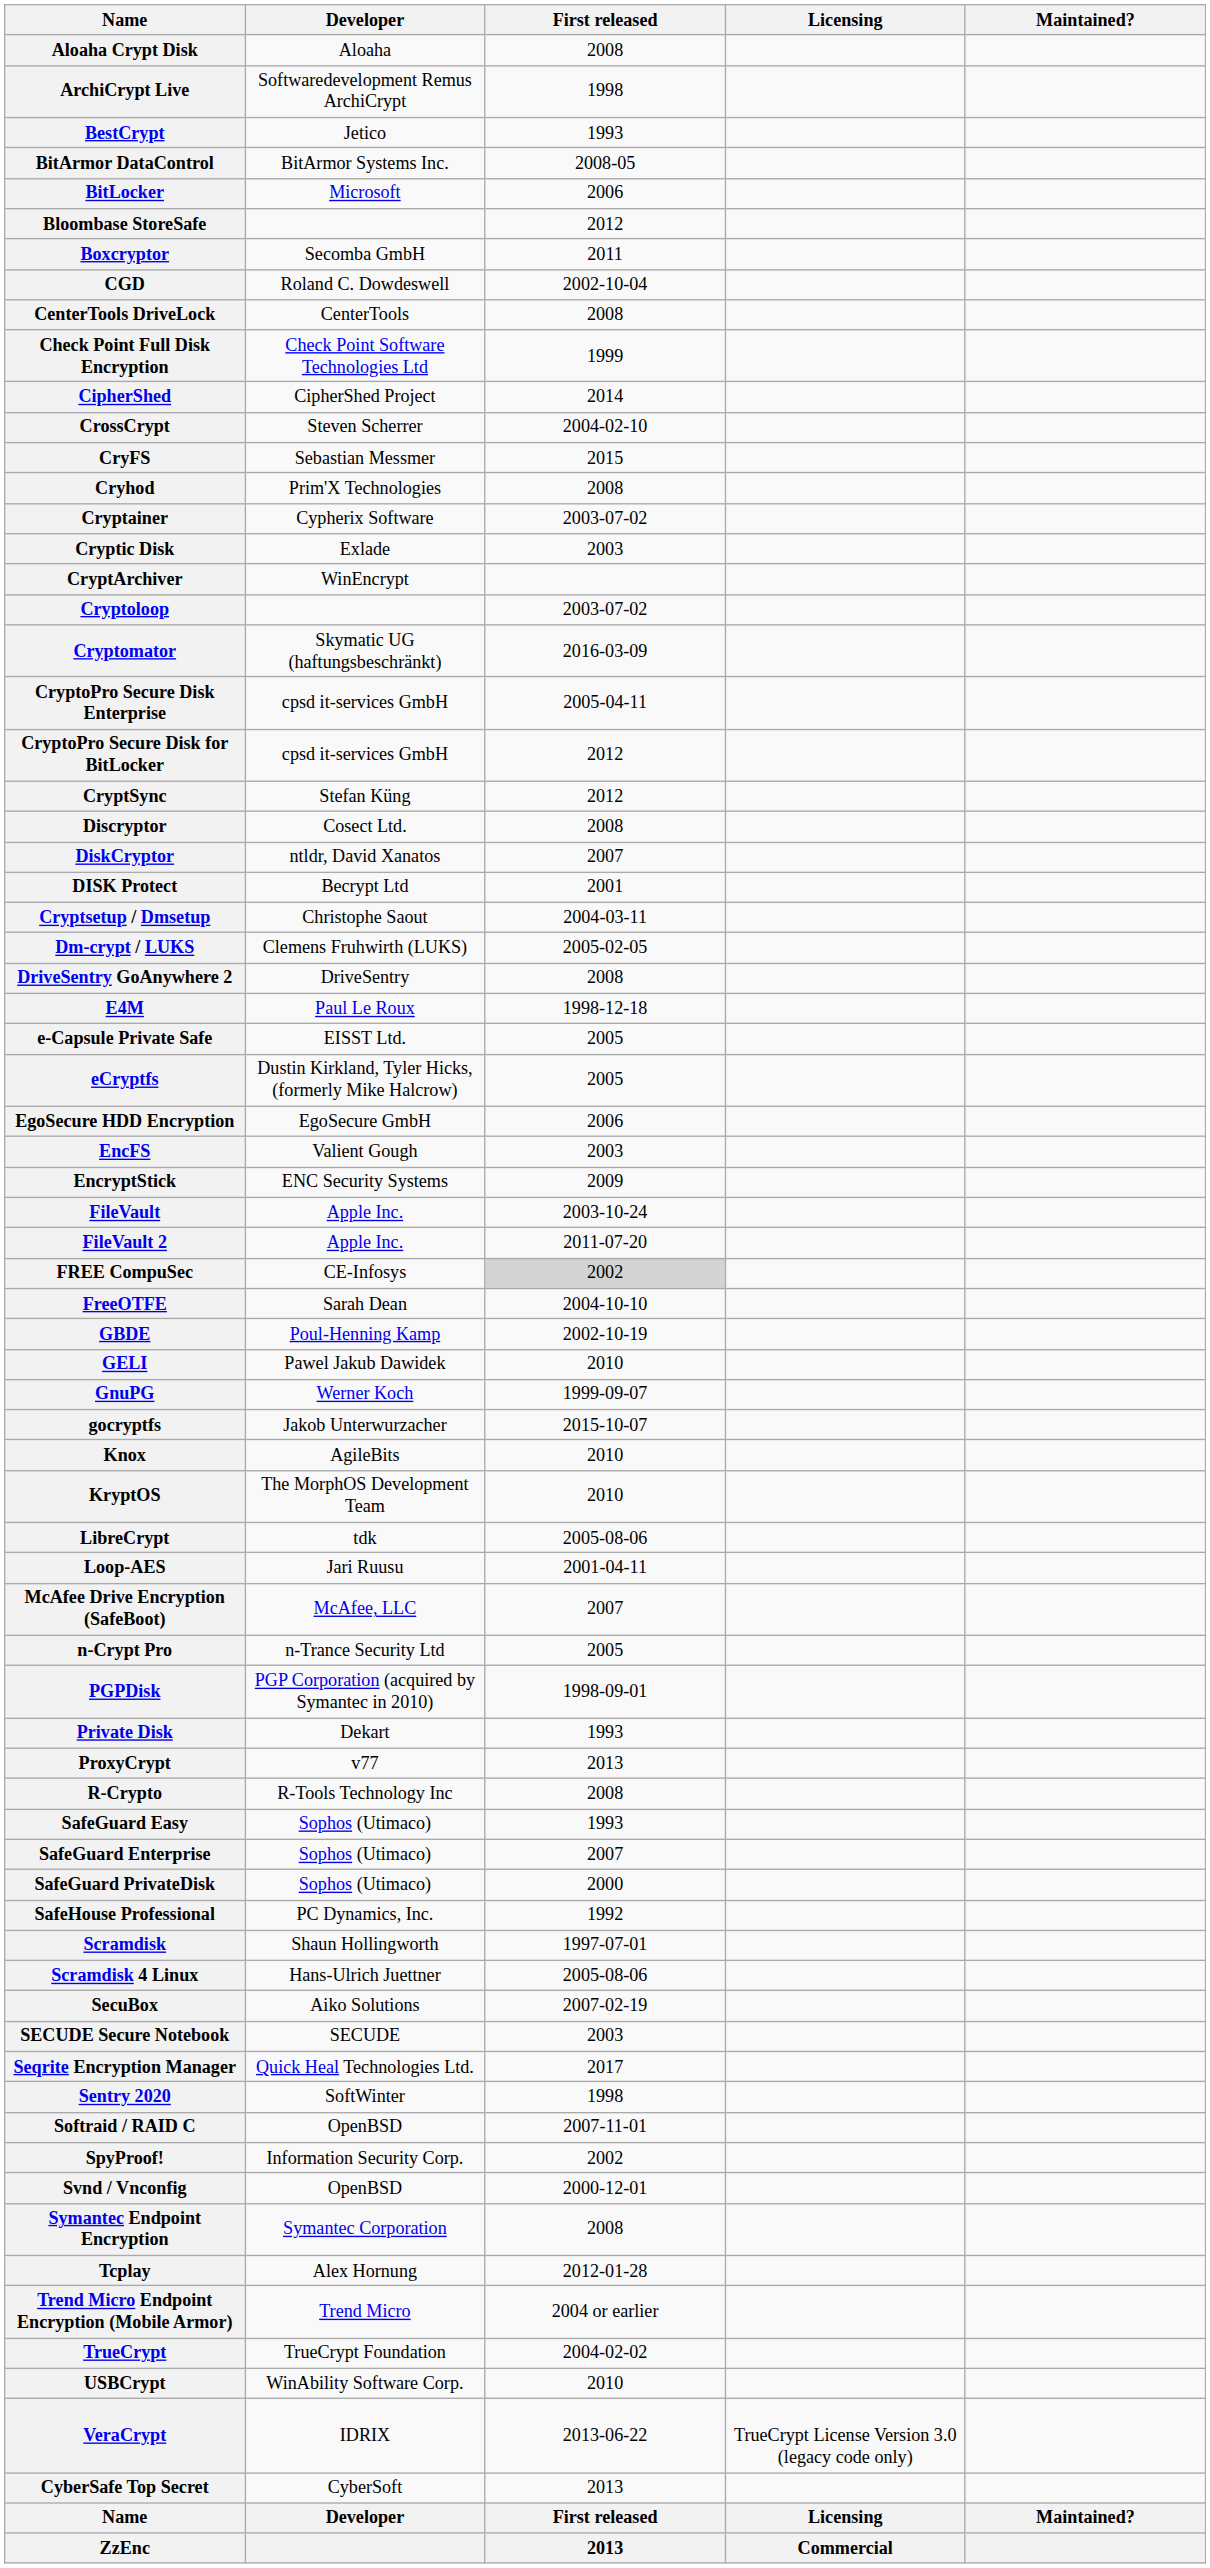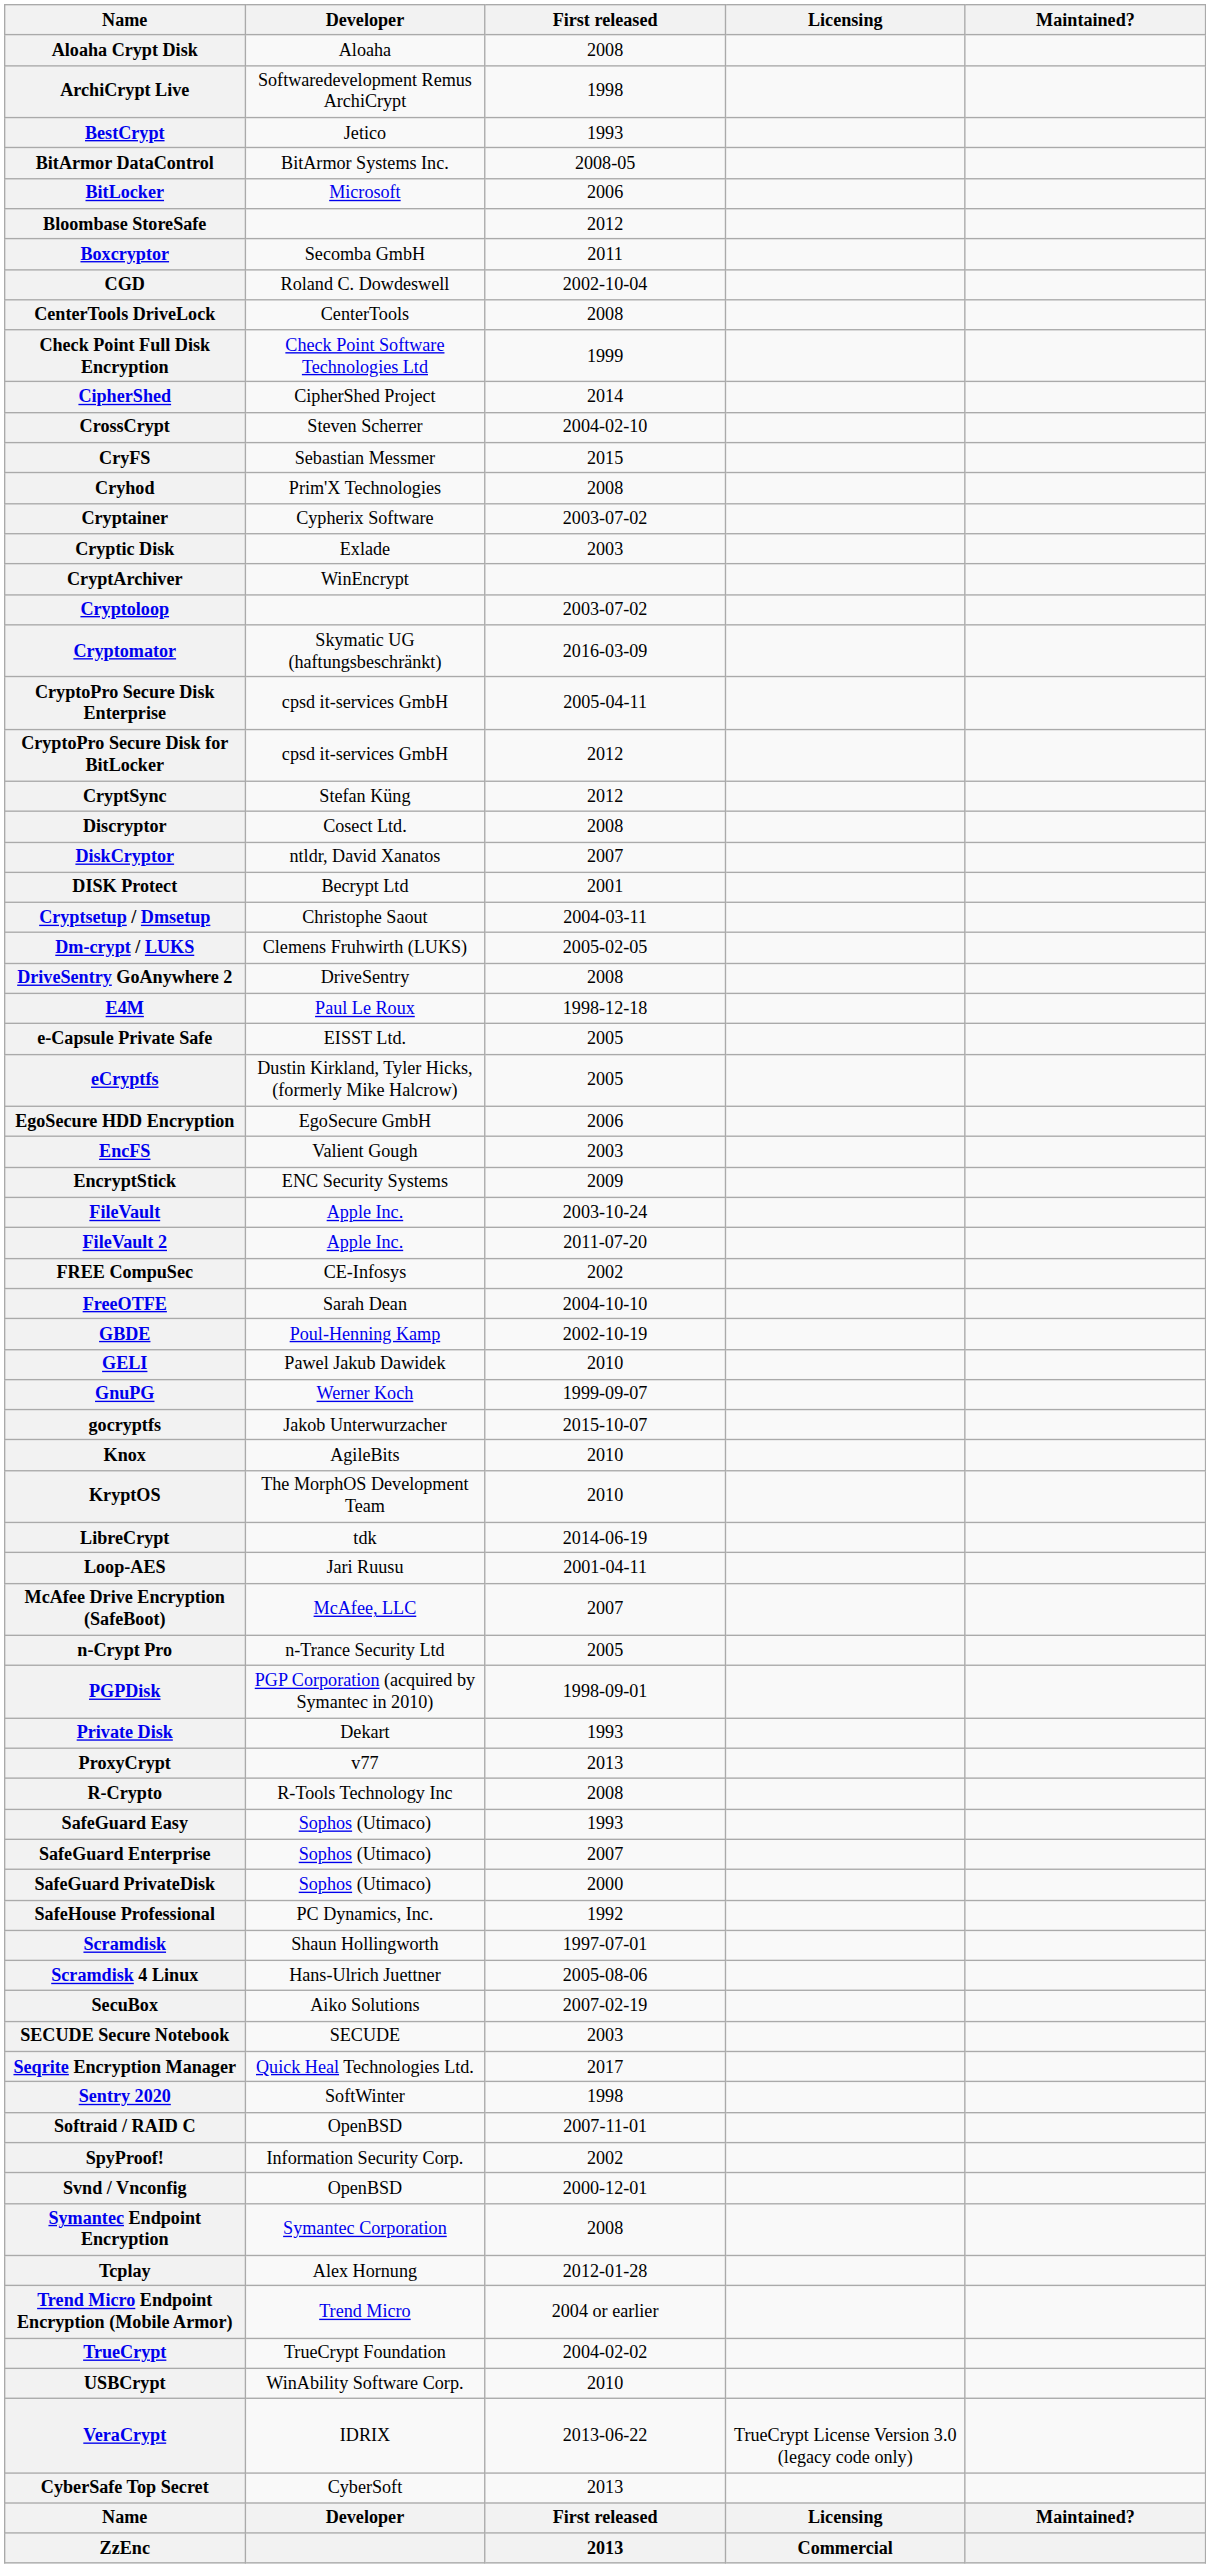(605, 1273) lightgrey background -> (605, 1273) no background
(605, 1537) 2005-08-06 -> (605, 1537) 2014-06-19
